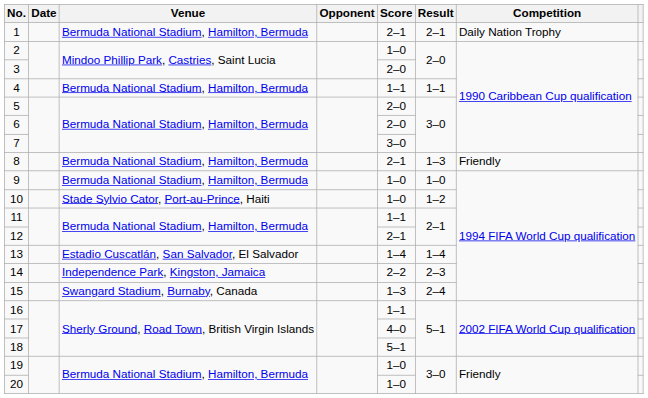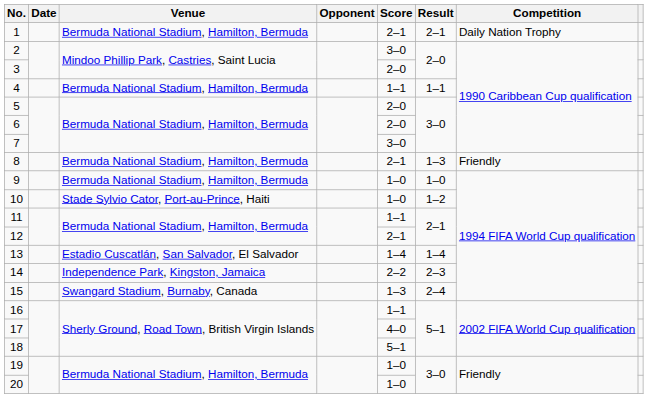(396, 50) 1–0 -> (396, 50) 3–0
